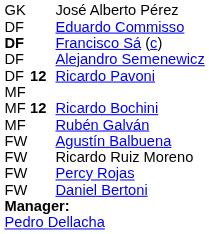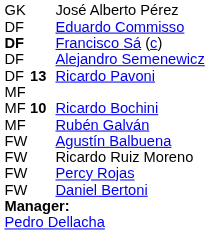(38, 75) 12 -> (38, 75) 13
(38, 108) 12 -> (38, 108) 10
